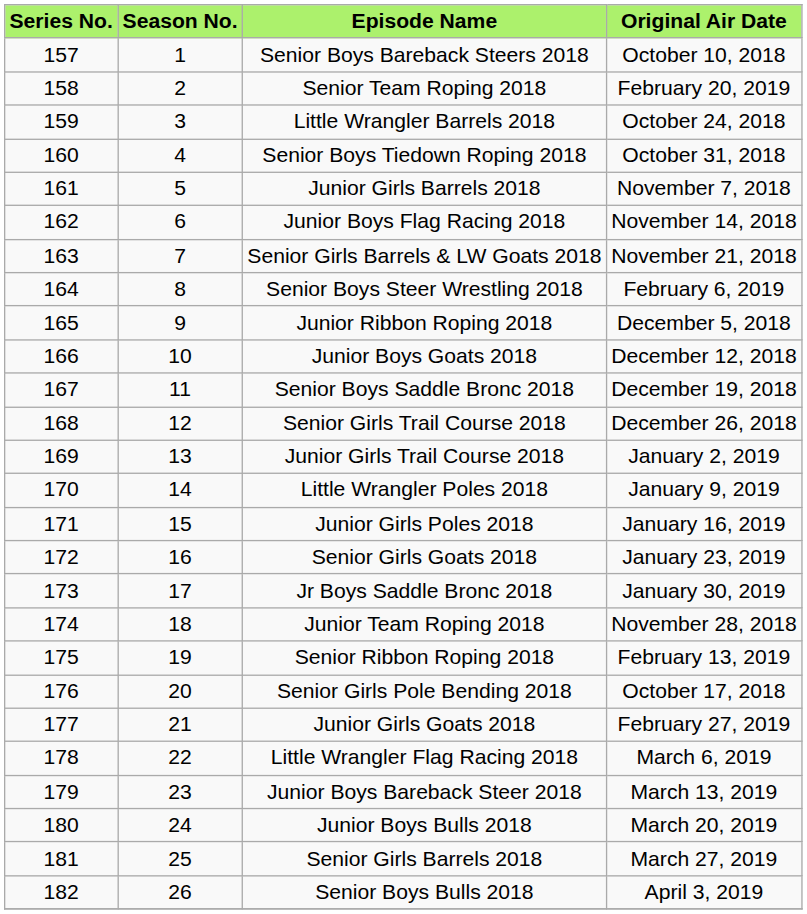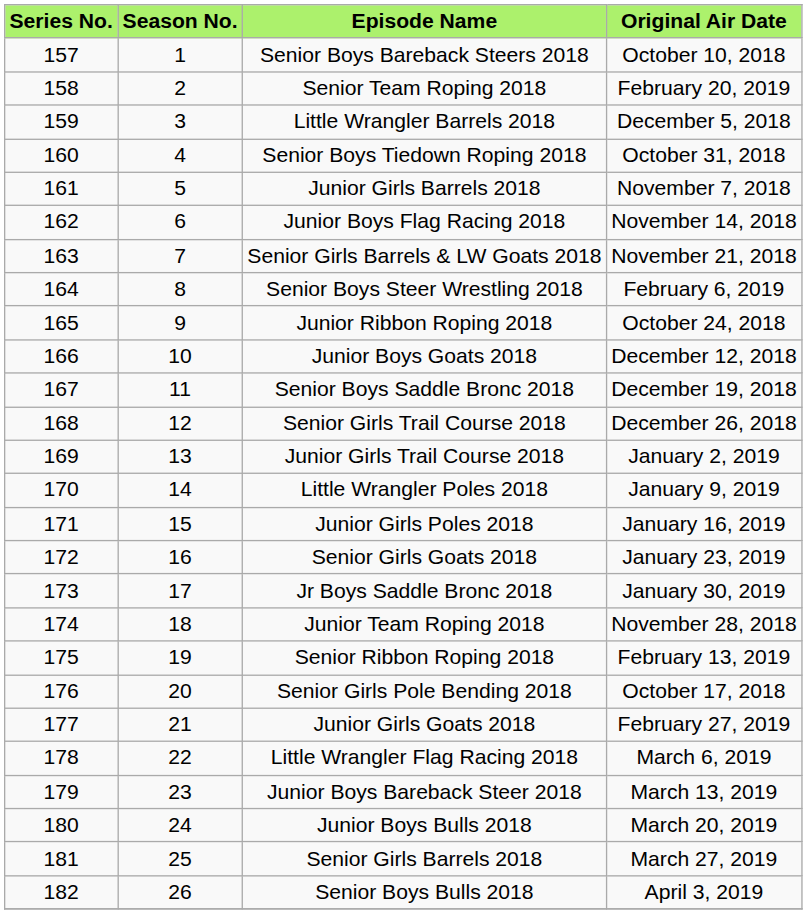(704, 121) October 24, 2018 -> (704, 121) December 5, 2018
(704, 322) December 5, 2018 -> (704, 322) October 24, 2018
